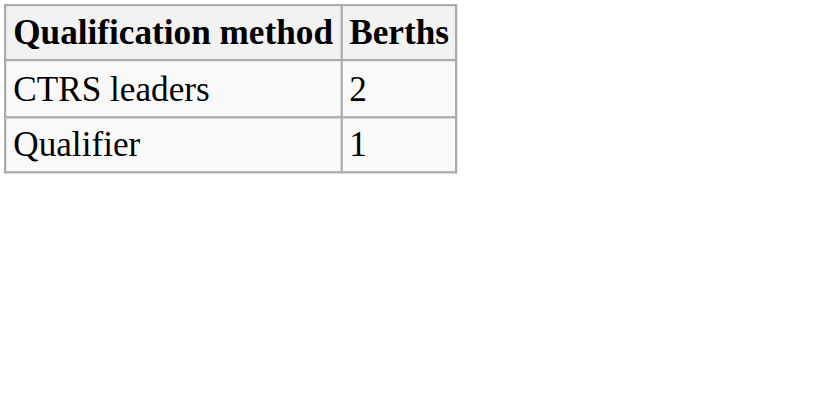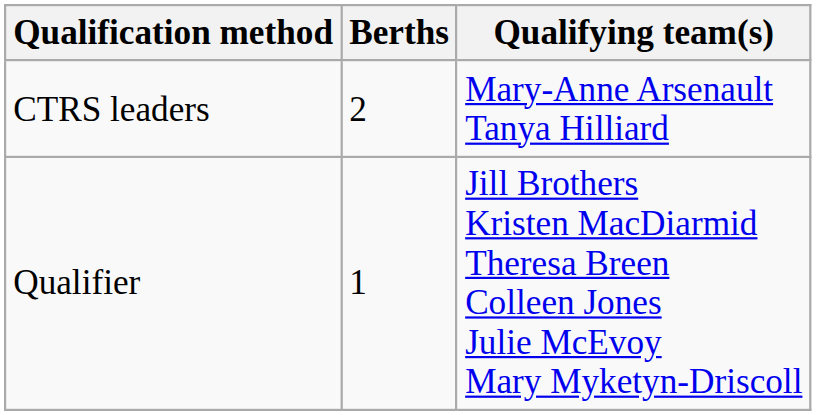+ column: (634, 32)
